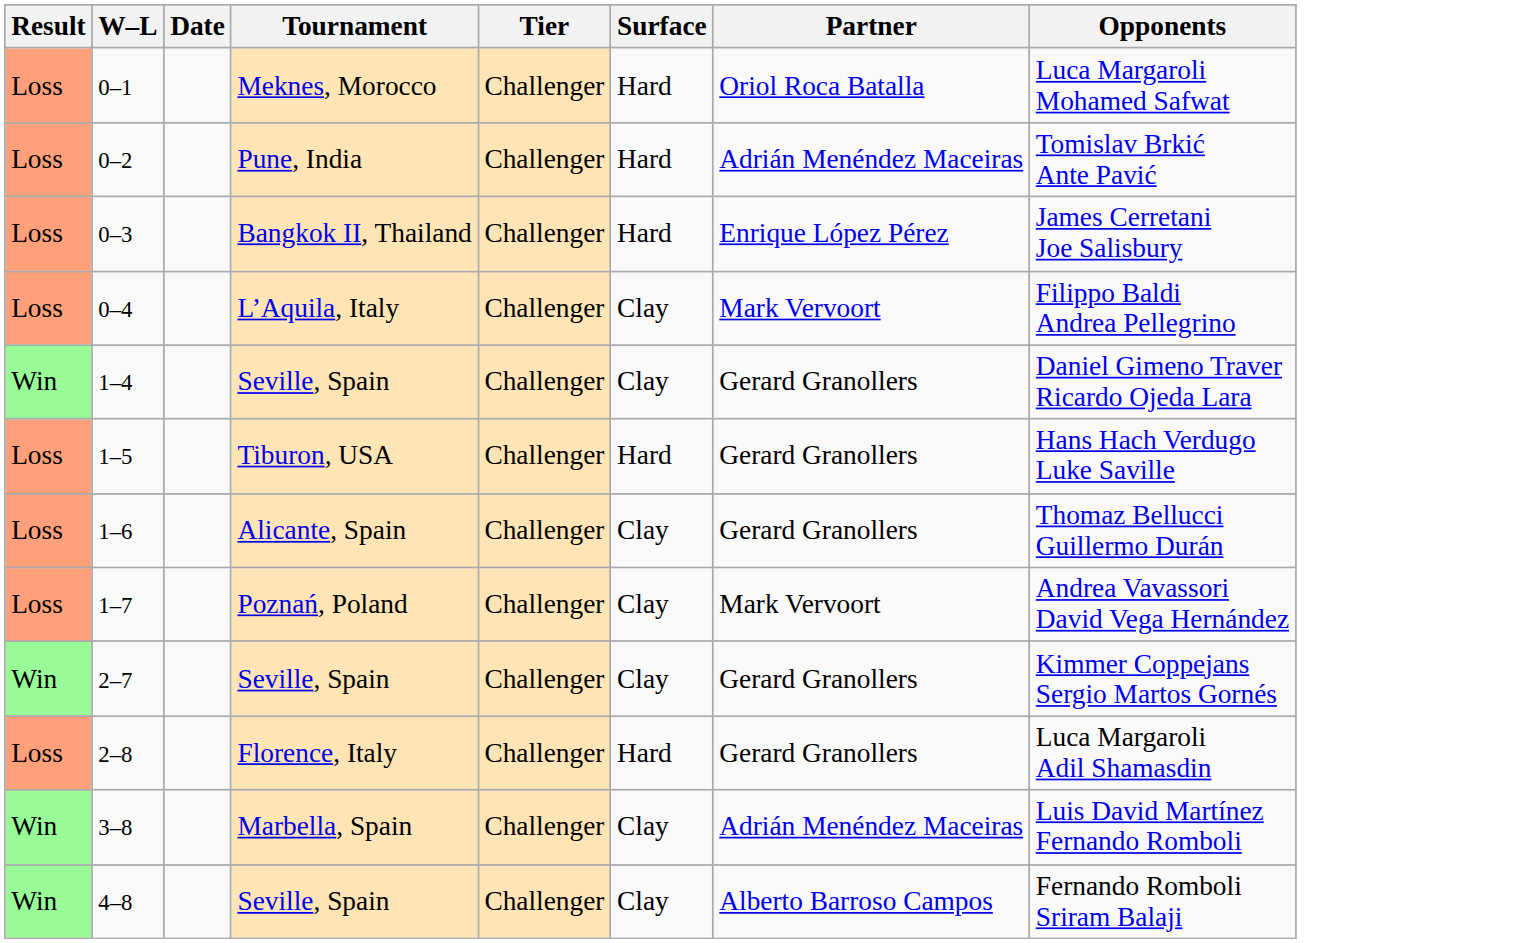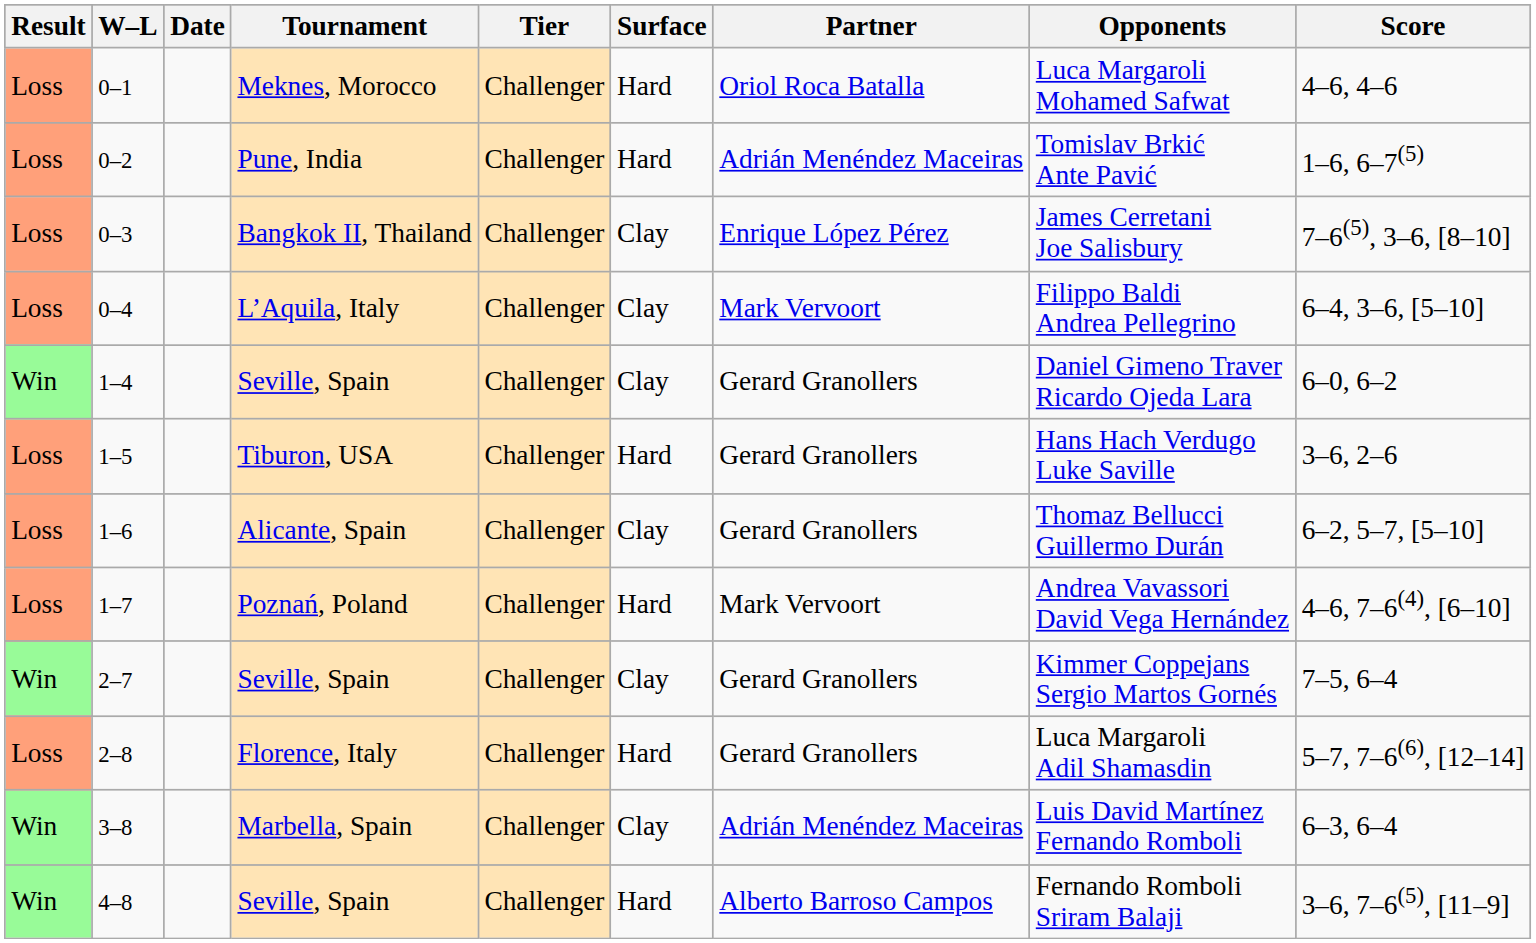+ column: (1413, 26)
(644, 233) Hard -> (643, 233) Clay
(643, 604) Clay -> (644, 604) Hard
(643, 900) Clay -> (644, 900) Hard
